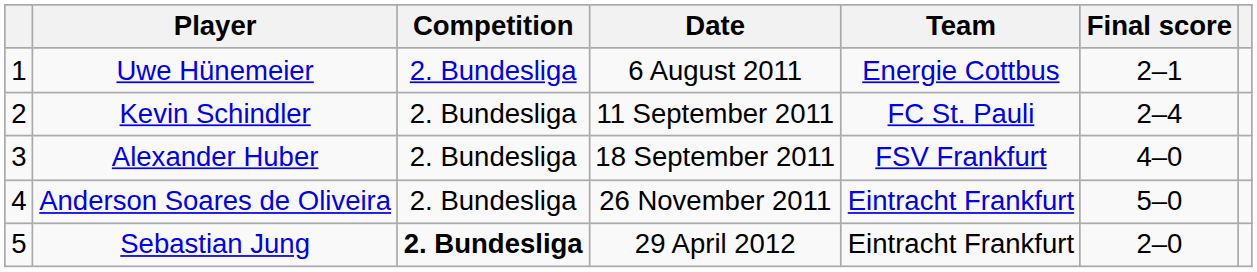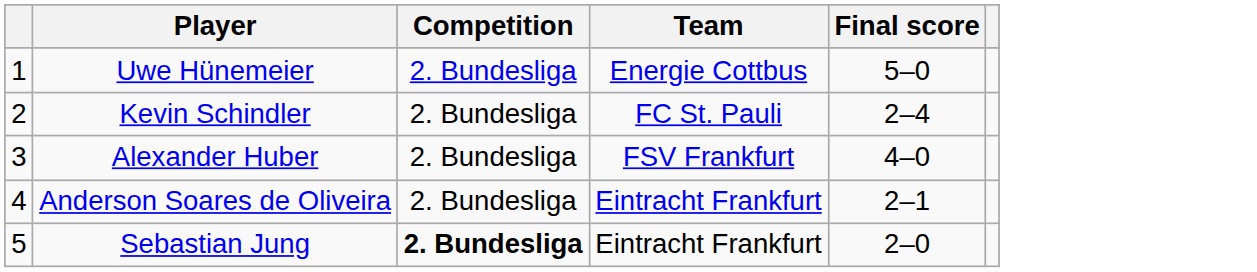- column: (715, 26)
(1159, 69) 2–1 -> (907, 69) 5–0
(1159, 200) 5–0 -> (907, 200) 2–1
